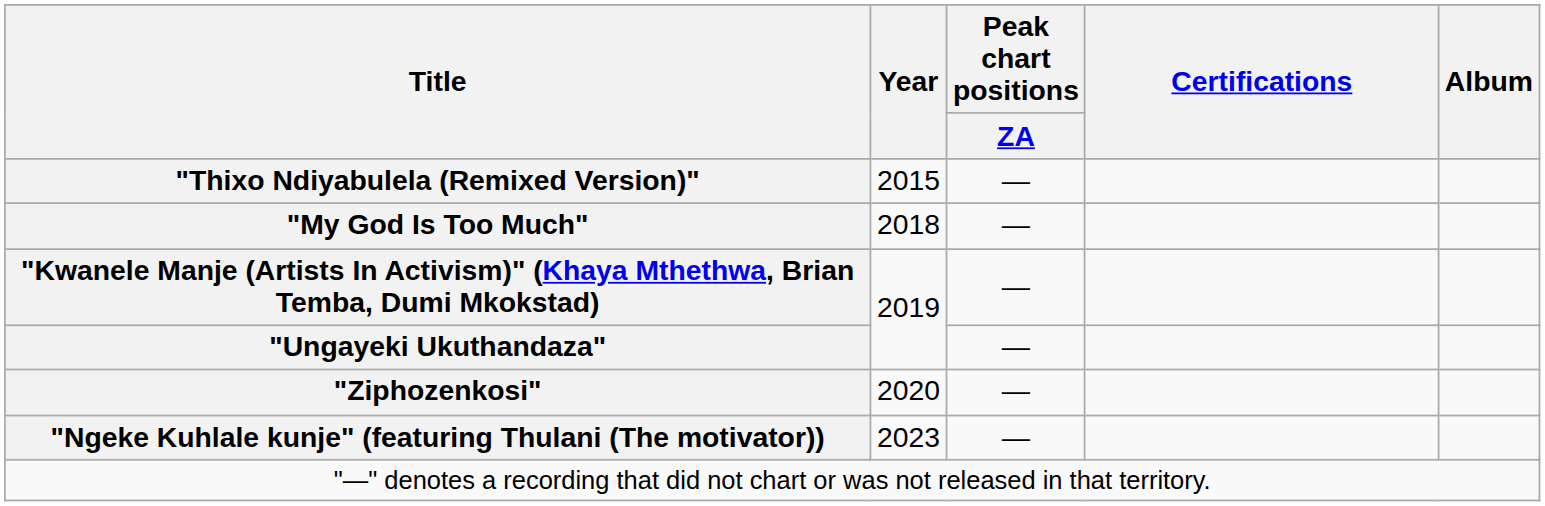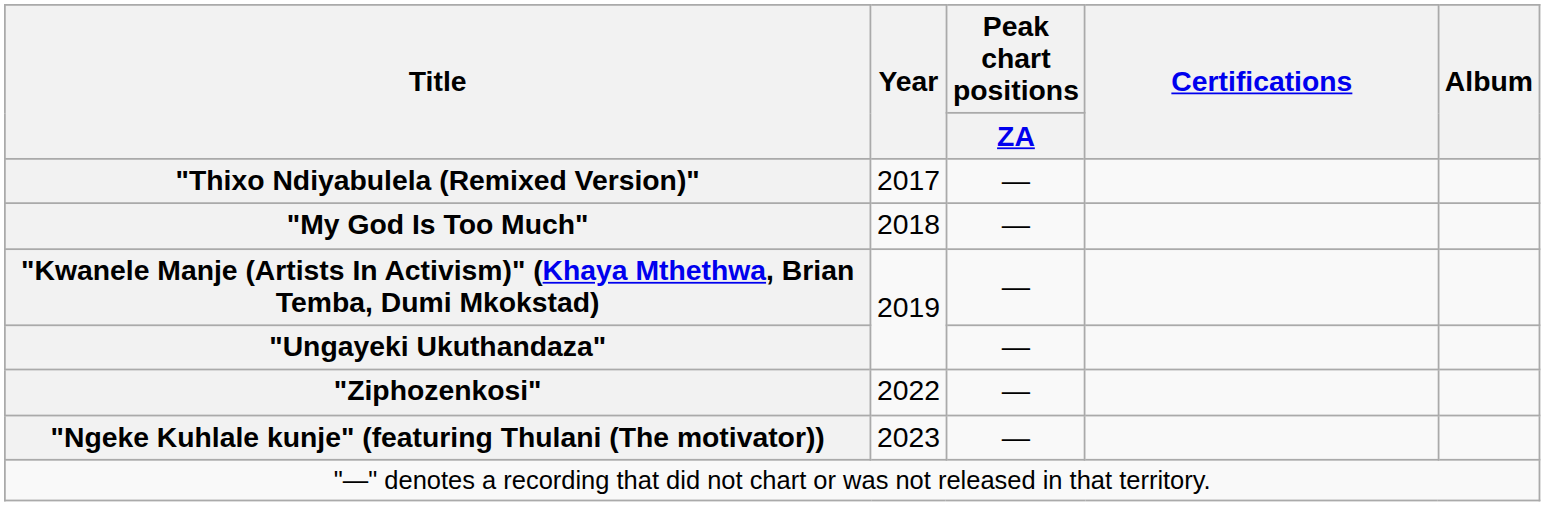(908, 180) 2015 -> (908, 180) 2017
(908, 392) 2020 -> (908, 392) 2022
